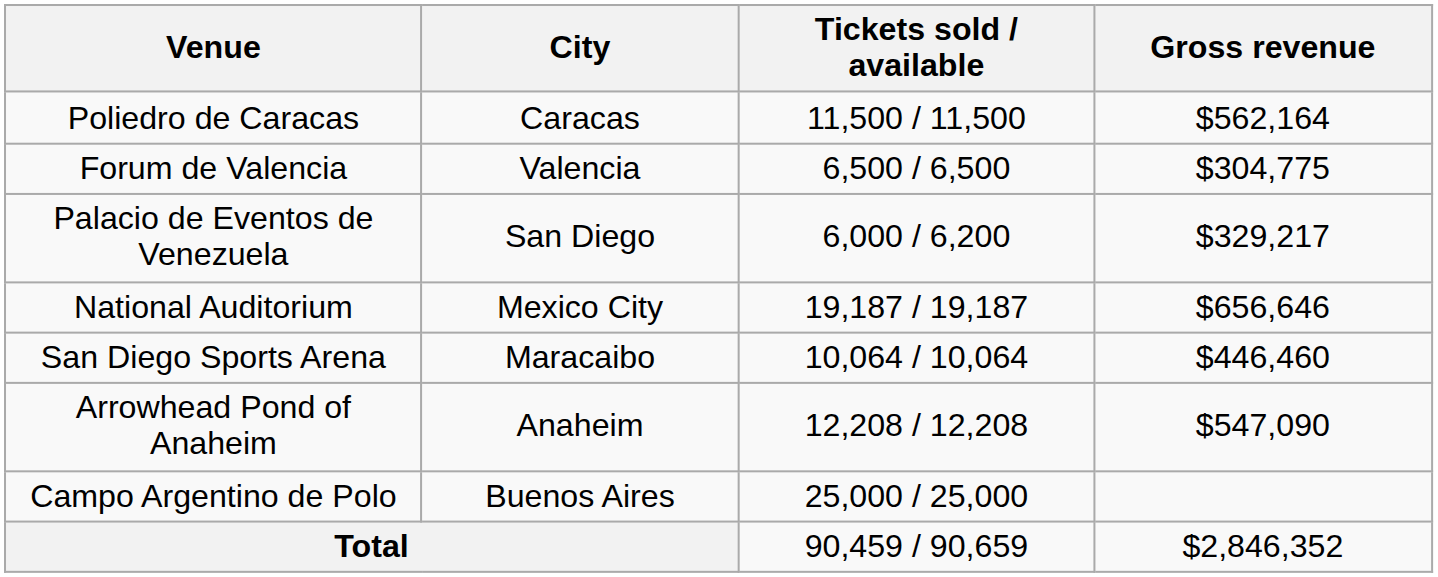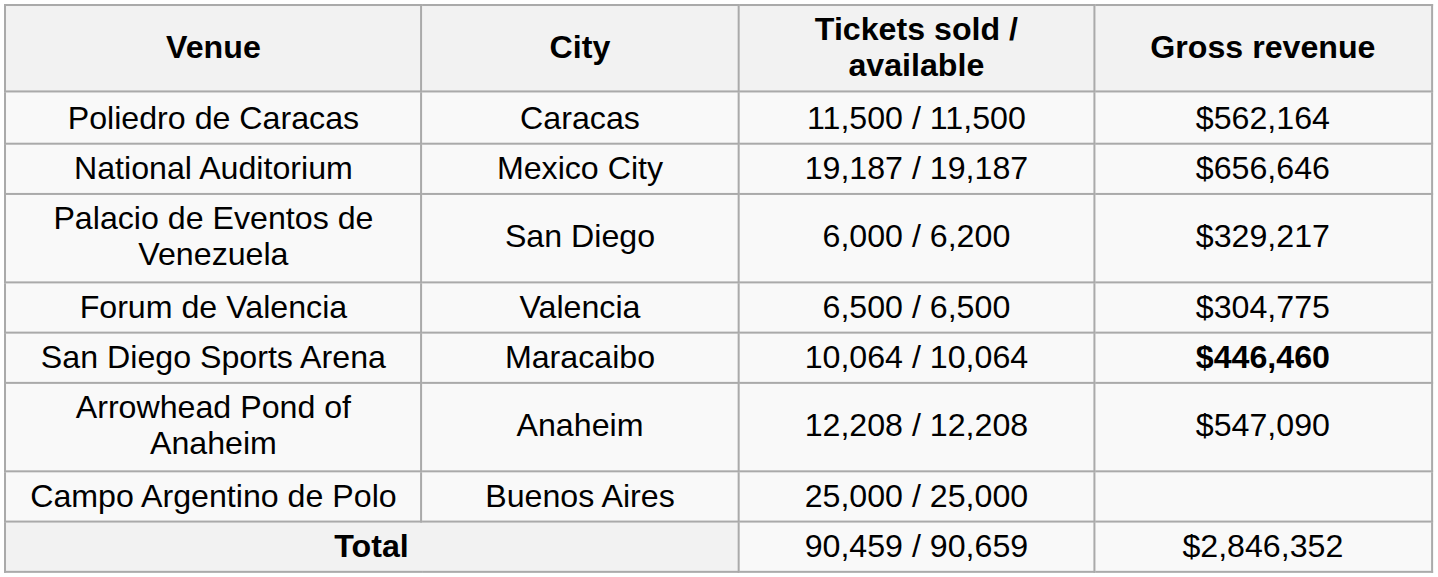rows swapped: (213, 168) <-> (213, 306)
(1263, 357) normal -> (1263, 357) bold
